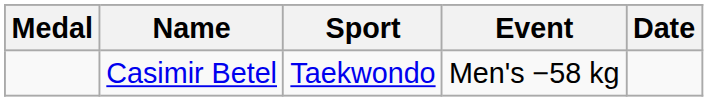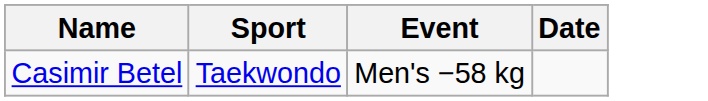- column: (52, 28)
